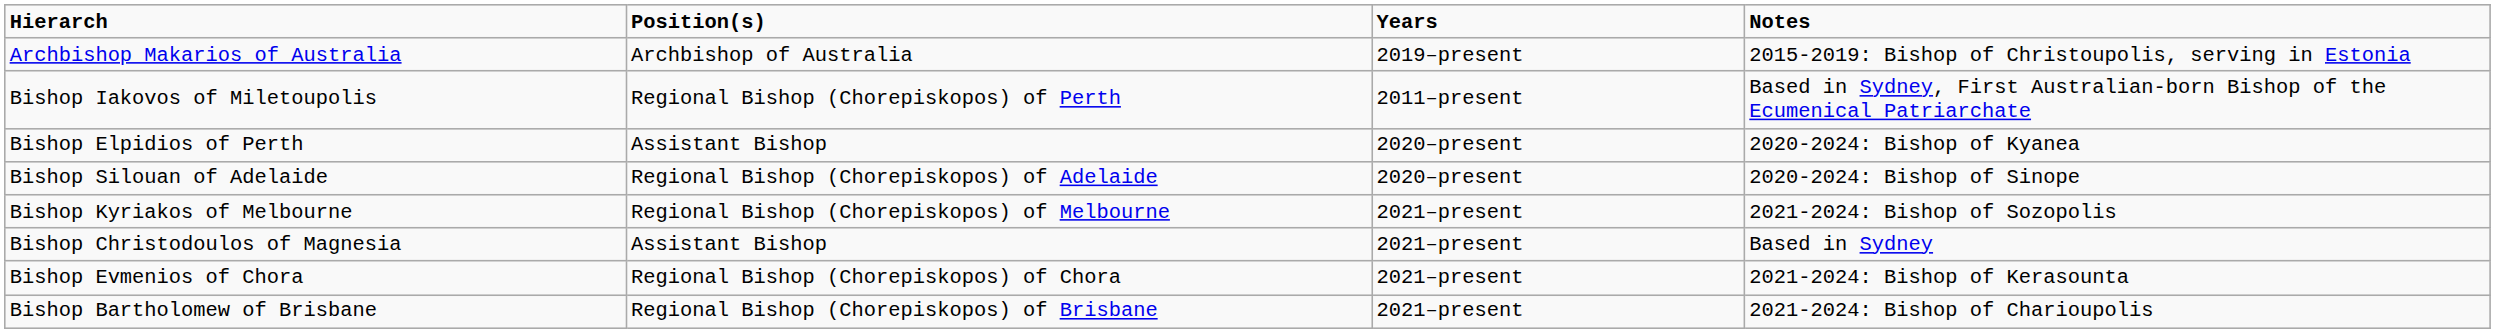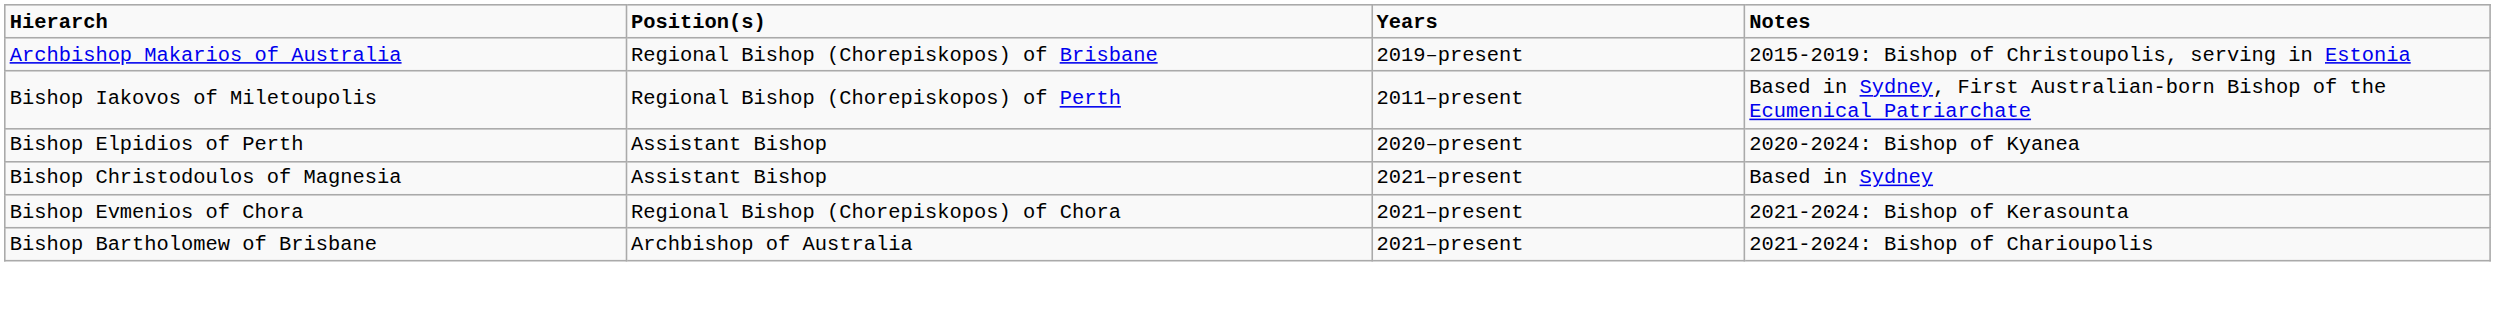(772, 55) Archbishop of Australia -> (894, 55) Regional Bishop (Chorepiskopos) of Brisbane
- row: (169, 178)
- row: (181, 211)
(894, 311) Regional Bishop (Chorepiskopos) of Brisbane -> (772, 245) Archbishop of Australia
